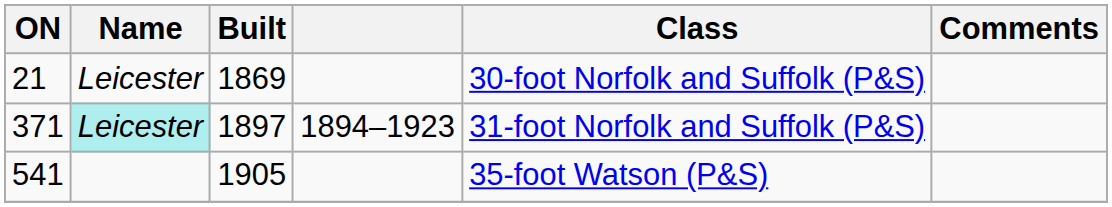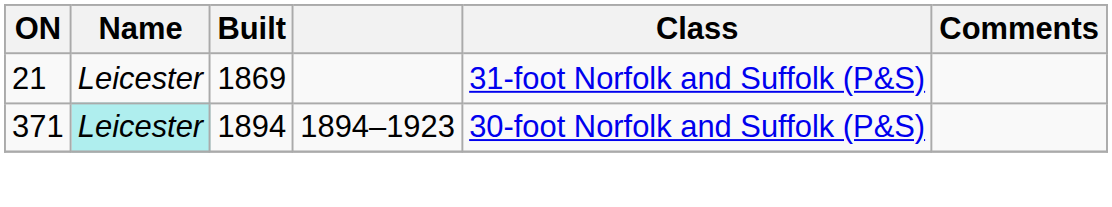(697, 77) 30-foot Norfolk and Suffolk (P&S) -> (697, 77) 31-foot Norfolk and Suffolk (P&S)
(252, 126) 1897 -> (252, 126) 1894
(697, 126) 31-foot Norfolk and Suffolk (P&S) -> (697, 126) 30-foot Norfolk and Suffolk (P&S)
- row: (38, 175)
